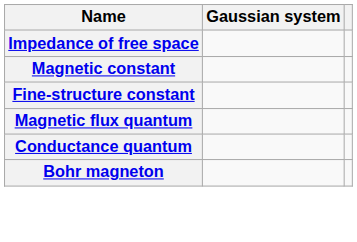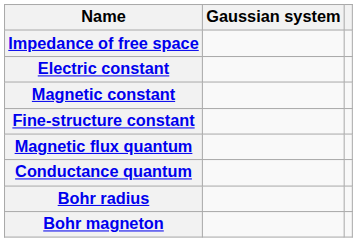+ row: (104, 69)
+ row: (104, 198)
